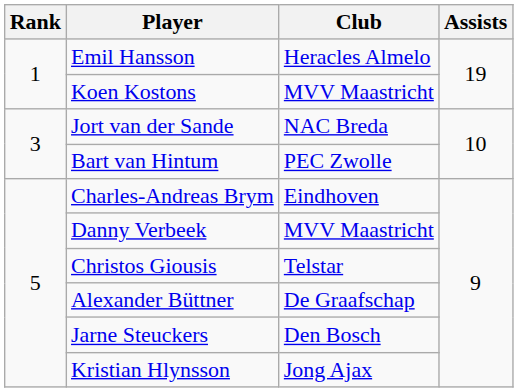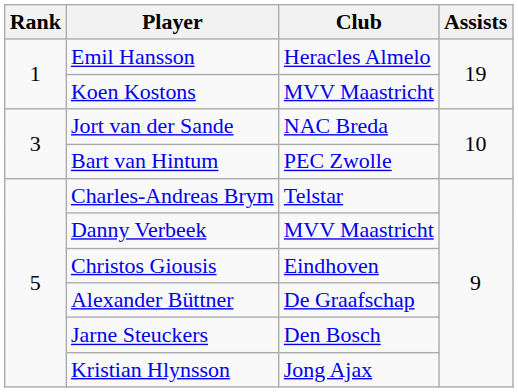(331, 195) Eindhoven -> (314, 195) Telstar
(314, 265) Telstar -> (331, 265) Eindhoven
